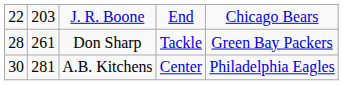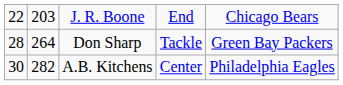(43, 42) 261 -> (43, 42) 264
(43, 67) 281 -> (43, 67) 282
